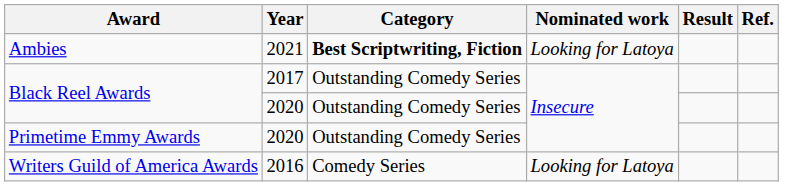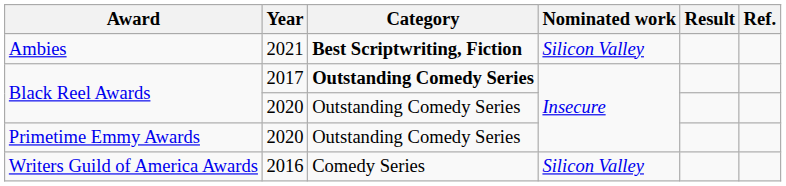(602, 48) Looking for Latoya -> (593, 48) Silicon Valley
(416, 78) normal -> (423, 78) bold
(602, 166) Looking for Latoya -> (593, 166) Silicon Valley
